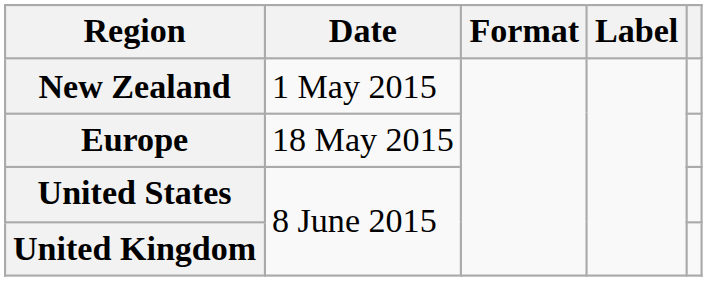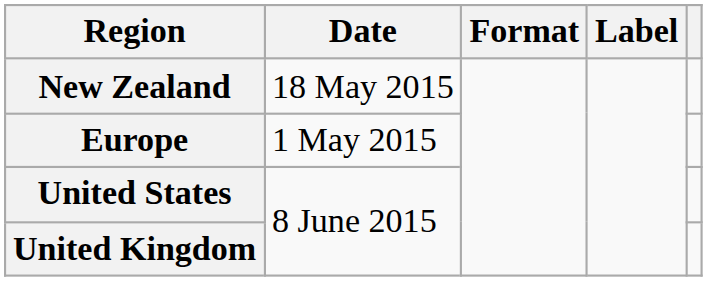(354, 85) 1 May 2015 -> (363, 85) 18 May 2015
(363, 139) 18 May 2015 -> (354, 139) 1 May 2015
